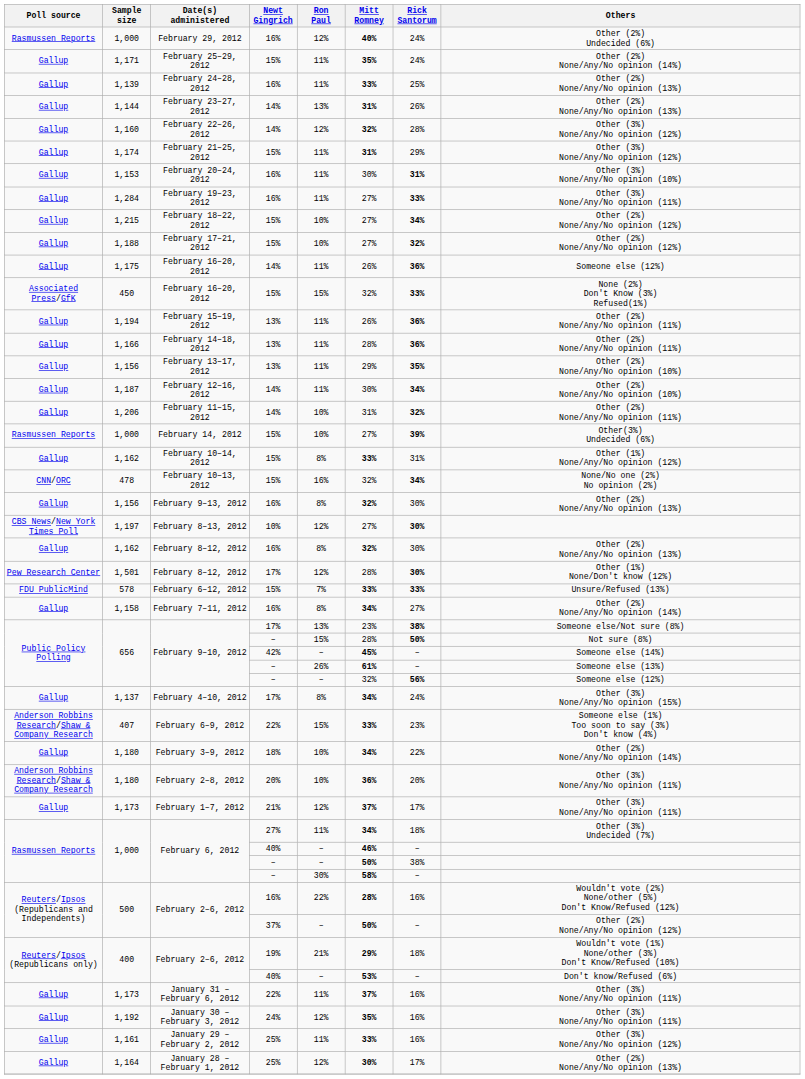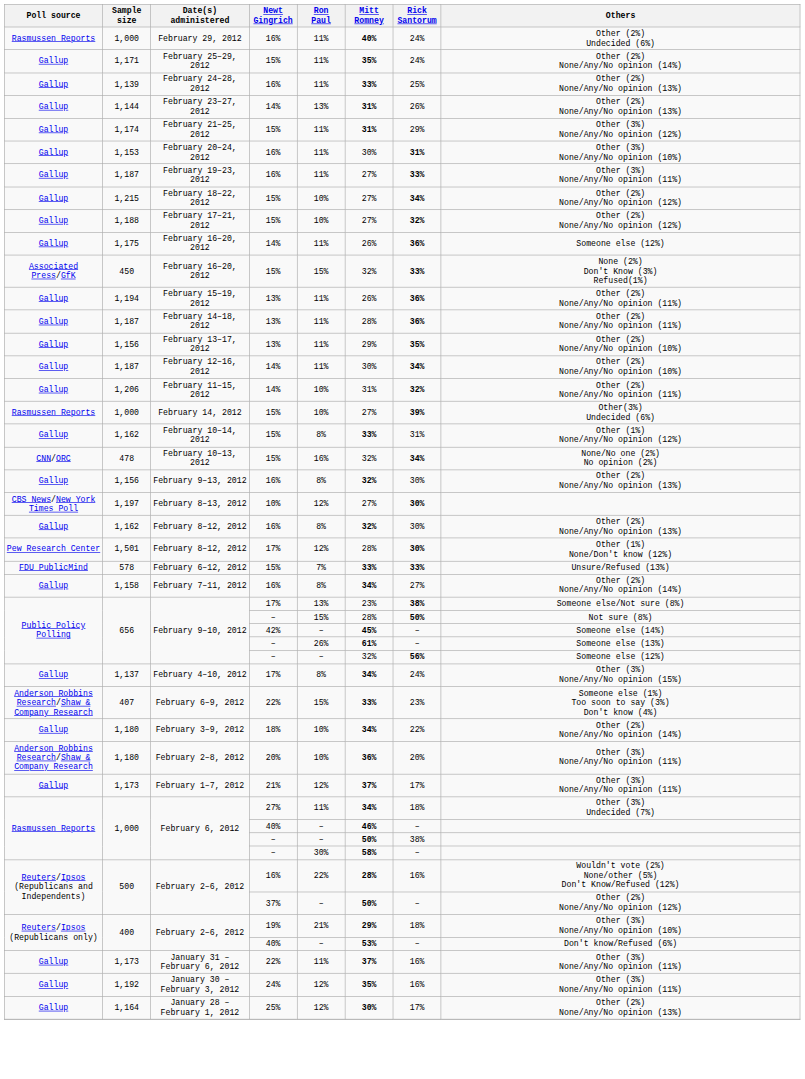(321, 39) 12% -> (321, 39) 11%
- row: (200, 130)
(127, 198) 1,284 -> (127, 175) 1,187
(127, 344) 1,166 -> (127, 322) 1,187
(621, 954) Wouldn't vote (1%) None/other (3%) Don't Know/Refused (10%) -> (621, 926) Other (3%) None/Any/No opinion (10%)
- row: (200, 1040)
